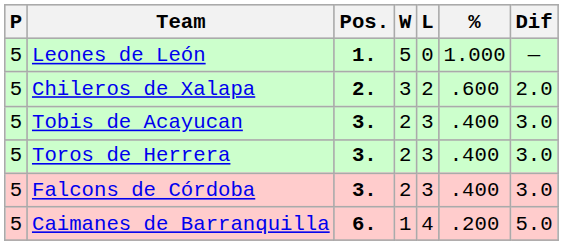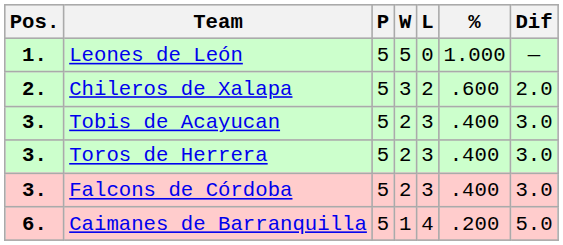columns swapped: (364, 22) <-> (16, 22)
